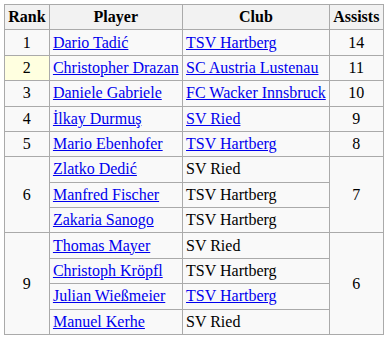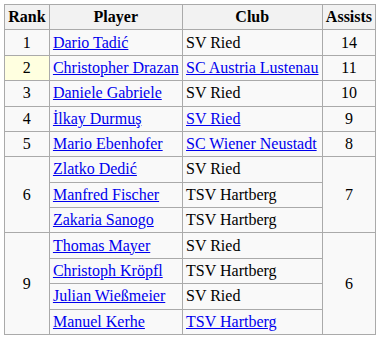(231, 42) TSV Hartberg -> (213, 42) SV Ried
(256, 93) FC Wacker Innsbruck -> (213, 93) SV Ried
(231, 144) TSV Hartberg -> (251, 144) SC Wiener Neustadt
(231, 296) TSV Hartberg -> (213, 296) SV Ried
(213, 321) SV Ried -> (231, 321) TSV Hartberg
